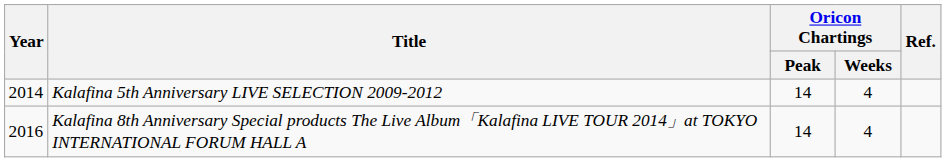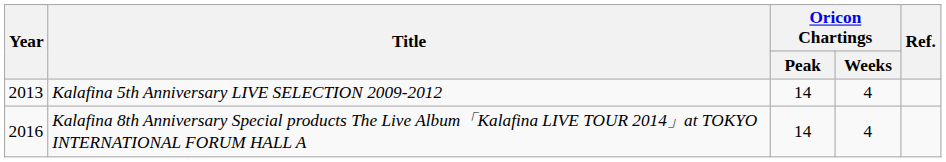(26, 92) 2014 -> (26, 92) 2013
